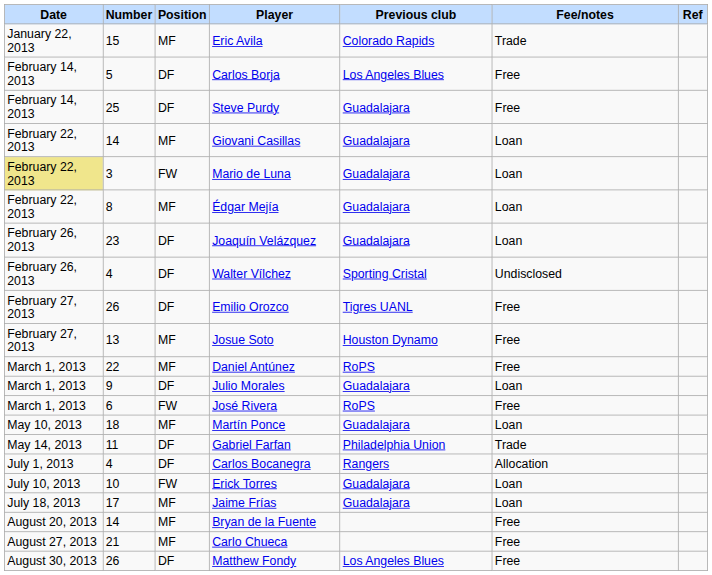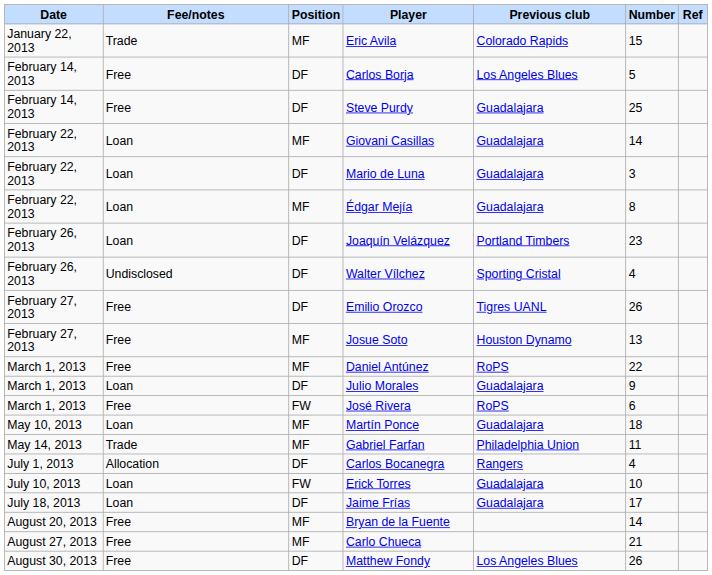columns swapped: (129, 14) <-> (585, 14)
(42, 174) khaki background -> (42, 174) no background
(167, 174) FW -> (300, 174) DF
(376, 240) Guadalajara -> (523, 240) Portland Timbers
(166, 444) DF -> (301, 444) MF
(167, 503) MF -> (300, 503) DF
